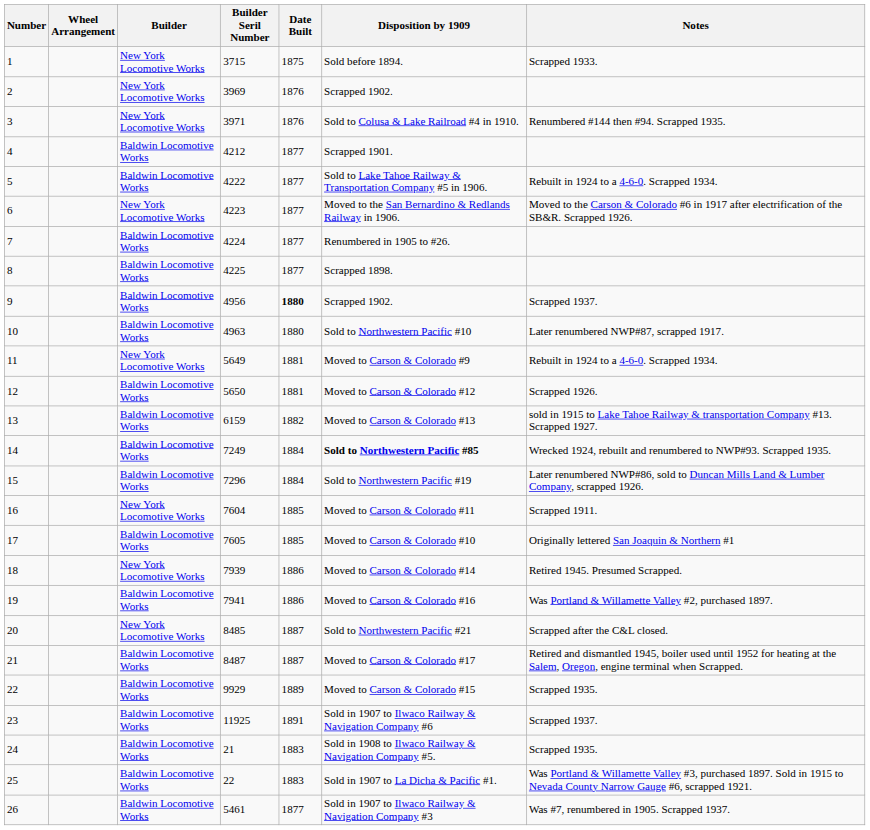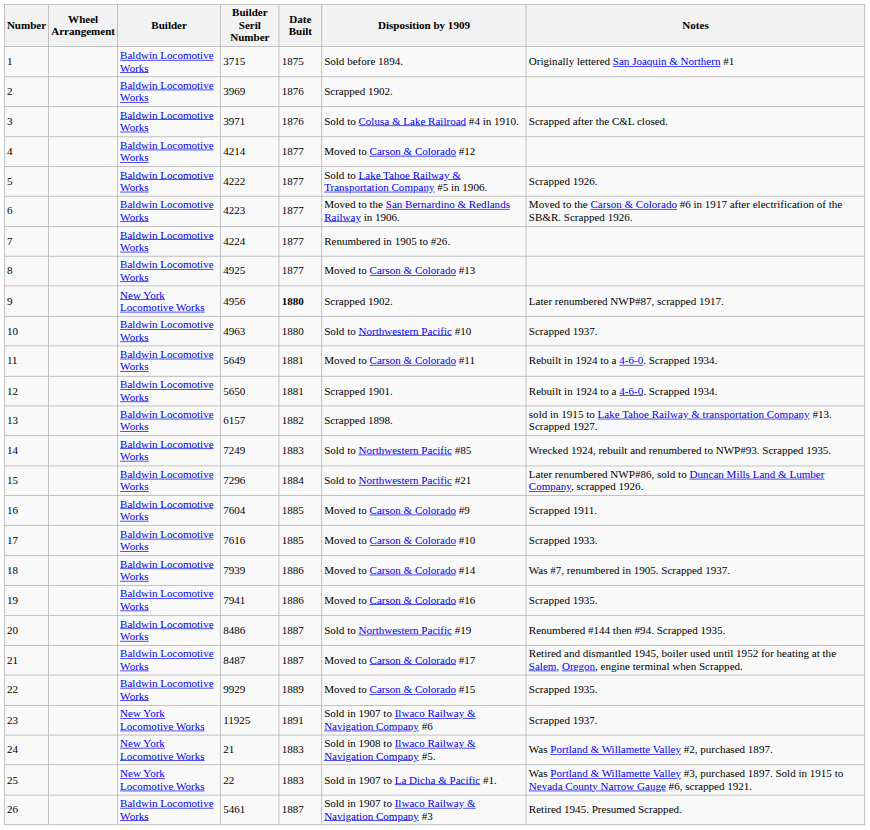(162, 61) New York Locomotive Works -> (167, 61) Baldwin Locomotive Works
(563, 61) Scrapped 1933. -> (632, 61) Originally lettered San Joaquin & Northern #1
(162, 91) New York Locomotive Works -> (167, 91) Baldwin Locomotive Works
(162, 121) New York Locomotive Works -> (167, 121) Baldwin Locomotive Works
(627, 121) Renumbered #144 then #94. Scrapped 1935. -> (598, 121) Scrapped after the C&L closed.
(234, 151) 4212 -> (234, 151) 4214
(358, 151) Scrapped 1901. -> (400, 151) Moved to Carson & Colorado #12
(623, 181) Rebuilt in 1924 to a 4-6-0. Scrapped 1934. -> (563, 181) Scrapped 1926.
(162, 211) New York Locomotive Works -> (167, 211) Baldwin Locomotive Works
(234, 271) 4225 -> (234, 271) 4925
(358, 271) Scrapped 1898. -> (400, 271) Moved to Carson & Colorado #13
(167, 301) Baldwin Locomotive Works -> (162, 301) New York Locomotive Works
(563, 301) Scrapped 1937. -> (626, 301) Later renumbered NWP#87, scrapped 1917.
(626, 331) Later renumbered NWP#87, scrapped 1917. -> (563, 331) Scrapped 1937.
(162, 361) New York Locomotive Works -> (167, 361) Baldwin Locomotive Works
(397, 361) Moved to Carson & Colorado #9 -> (400, 361) Moved to Carson & Colorado #11
(400, 391) Moved to Carson & Colorado #12 -> (358, 391) Scrapped 1901.
(563, 391) Scrapped 1926. -> (623, 391) Rebuilt in 1924 to a 4-6-0. Scrapped 1934.
(234, 420) 6159 -> (234, 420) 6157
(400, 420) Moved to Carson & Colorado #13 -> (358, 420) Scrapped 1898.
(293, 450) 1884 -> (293, 450) 1883
(401, 450) bold -> (398, 450) normal
(398, 480) Sold to Northwestern Pacific #19 -> (398, 480) Sold to Northwestern Pacific #21
(162, 510) New York Locomotive Works -> (167, 510) Baldwin Locomotive Works
(399, 510) Moved to Carson & Colorado #11 -> (397, 510) Moved to Carson & Colorado #9
(234, 540) 7605 -> (234, 540) 7616
(632, 540) Originally lettered San Joaquin & Northern #1 -> (563, 540) Scrapped 1933.
(162, 570) New York Locomotive Works -> (167, 570) Baldwin Locomotive Works
(605, 570) Retired 1945. Presumed Scrapped. -> (629, 570) Was #7, renumbered in 1905. Scrapped 1937.
(651, 600) Was Portland & Willamette Valley #2, purchased 1897. -> (563, 600) Scrapped 1935.
(162, 630) New York Locomotive Works -> (167, 630) Baldwin Locomotive Works
(234, 630) 8485 -> (234, 630) 8486
(398, 630) Sold to Northwestern Pacific #21 -> (398, 630) Sold to Northwestern Pacific #19
(598, 630) Scrapped after the C&L closed. -> (627, 630) Renumbered #144 then #94. Scrapped 1935.
(167, 720) Baldwin Locomotive Works -> (162, 720) New York Locomotive Works
(167, 750) Baldwin Locomotive Works -> (162, 750) New York Locomotive Works
(563, 750) Scrapped 1935. -> (651, 750) Was Portland & Willamette Valley #2, purchased 1897.
(167, 780) Baldwin Locomotive Works -> (162, 780) New York Locomotive Works
(293, 810) 1877 -> (293, 810) 1887
(629, 810) Was #7, renumbered in 1905. Scrapped 1937. -> (605, 810) Retired 1945. Presumed Scrapped.
